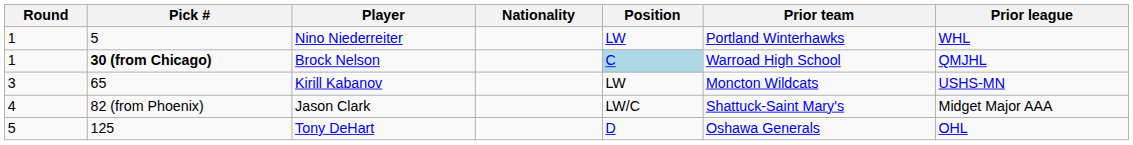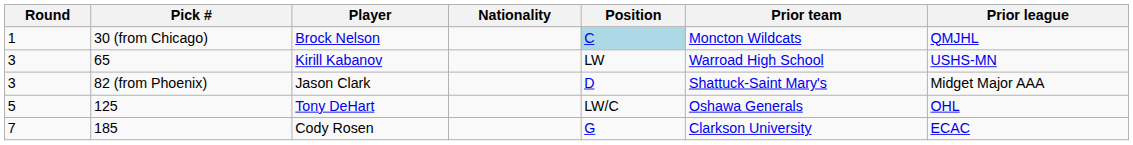- row: (349, 38)
(151, 60) bold -> (151, 38) normal
(773, 60) Warroad High School -> (745, 38) Moncton Wildcats
(762, 83) Moncton Wildcats -> (756, 60) Warroad High School
(12, 106) 4 -> (12, 83) 3
(623, 106) LW/C -> (589, 83) D
(611, 128) D -> (601, 106) LW/C
+ row: (334, 128)
